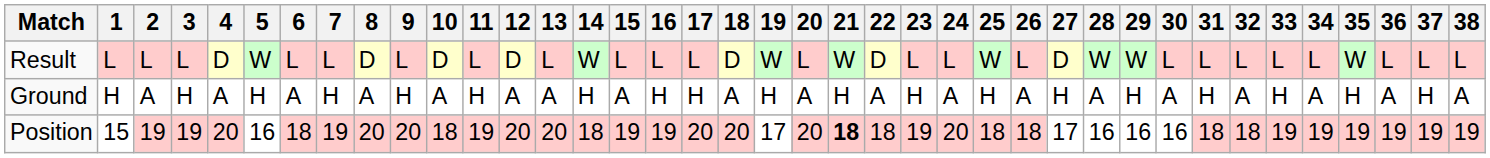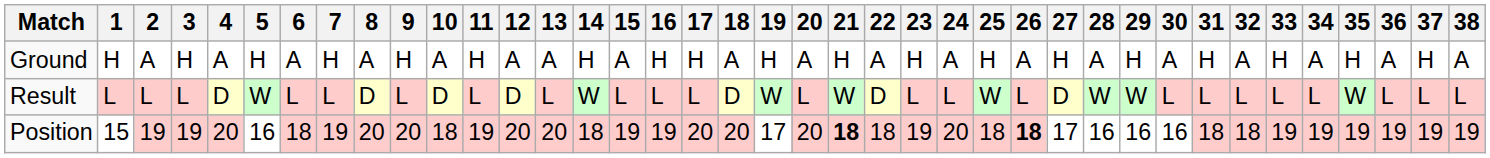rows swapped: (49, 96) <-> (43, 59)
(1029, 133) normal -> (1029, 133) bold
